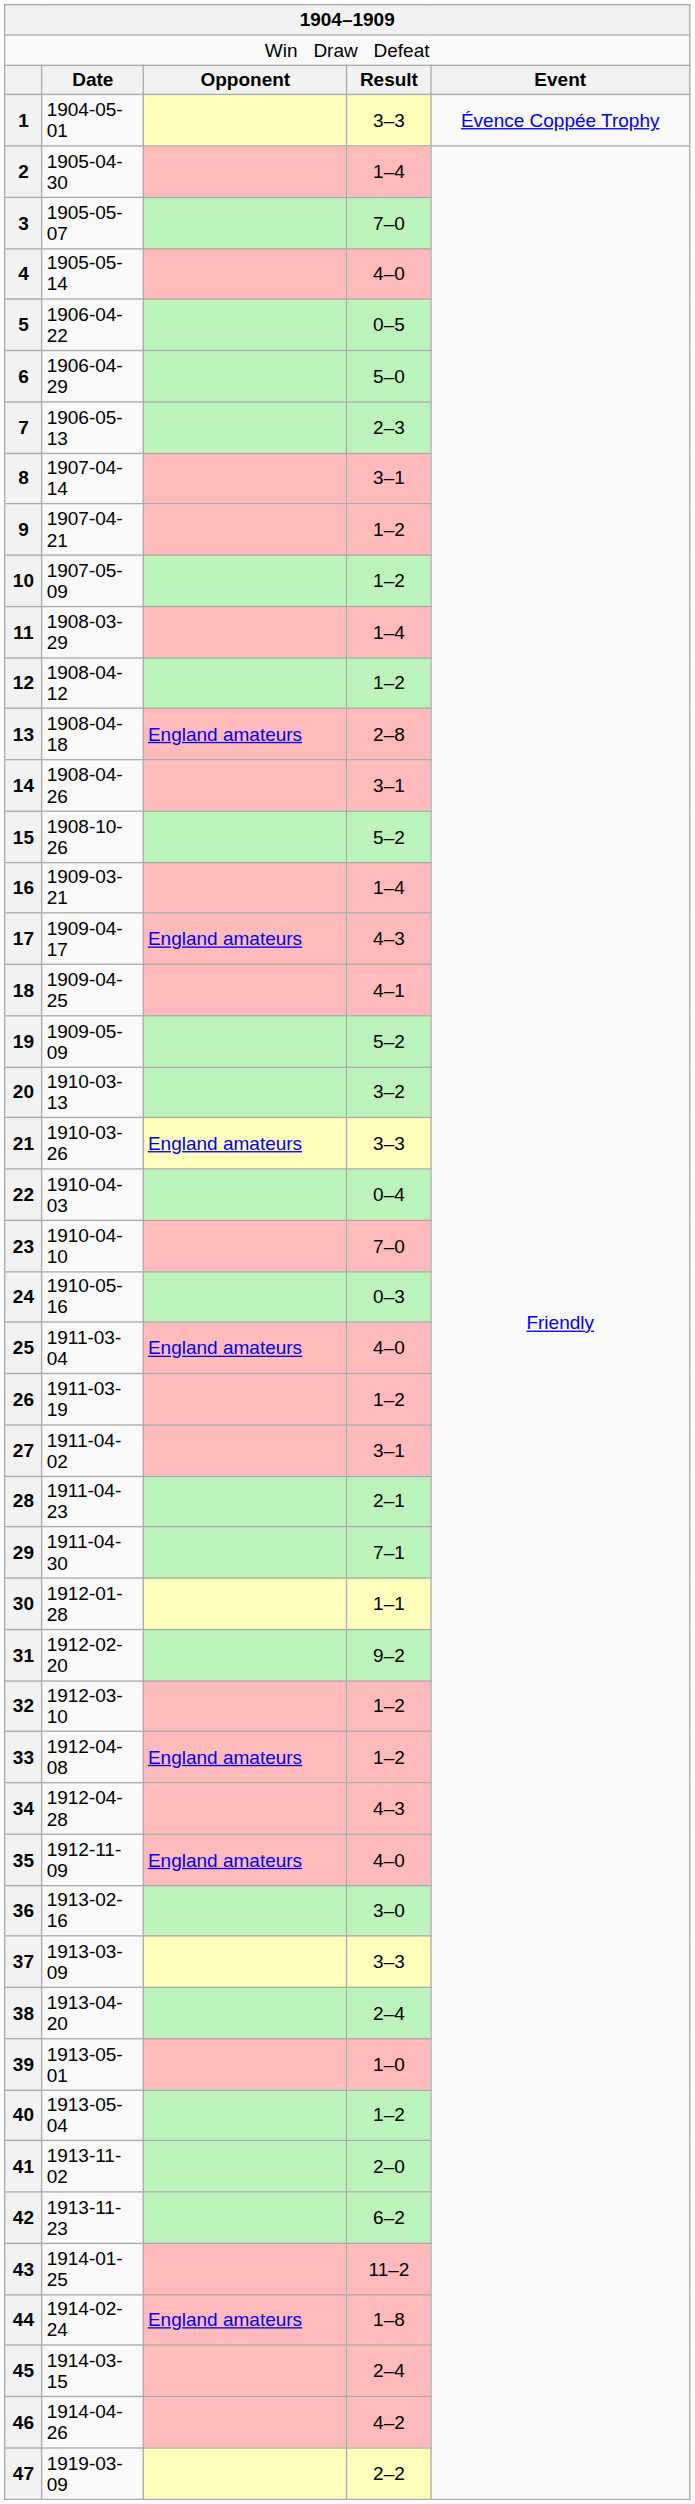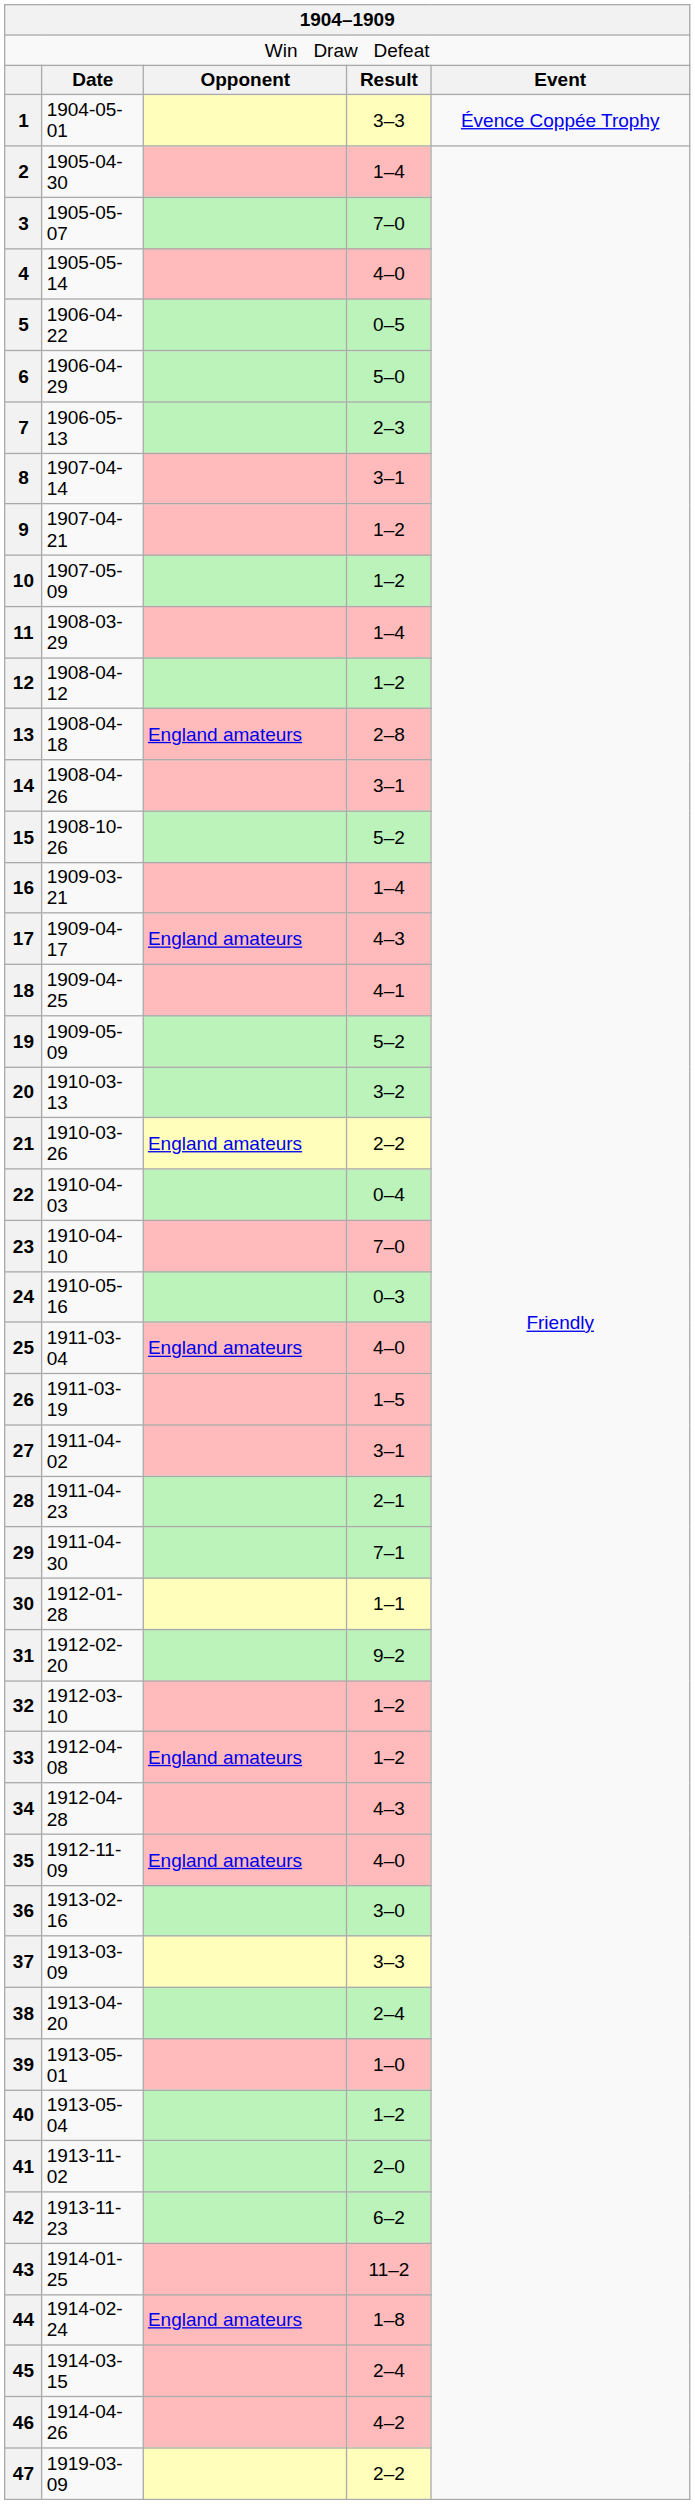(389, 1144) 3–3 -> (389, 1144) 2–2
(389, 1399) 1–2 -> (389, 1399) 1–5
